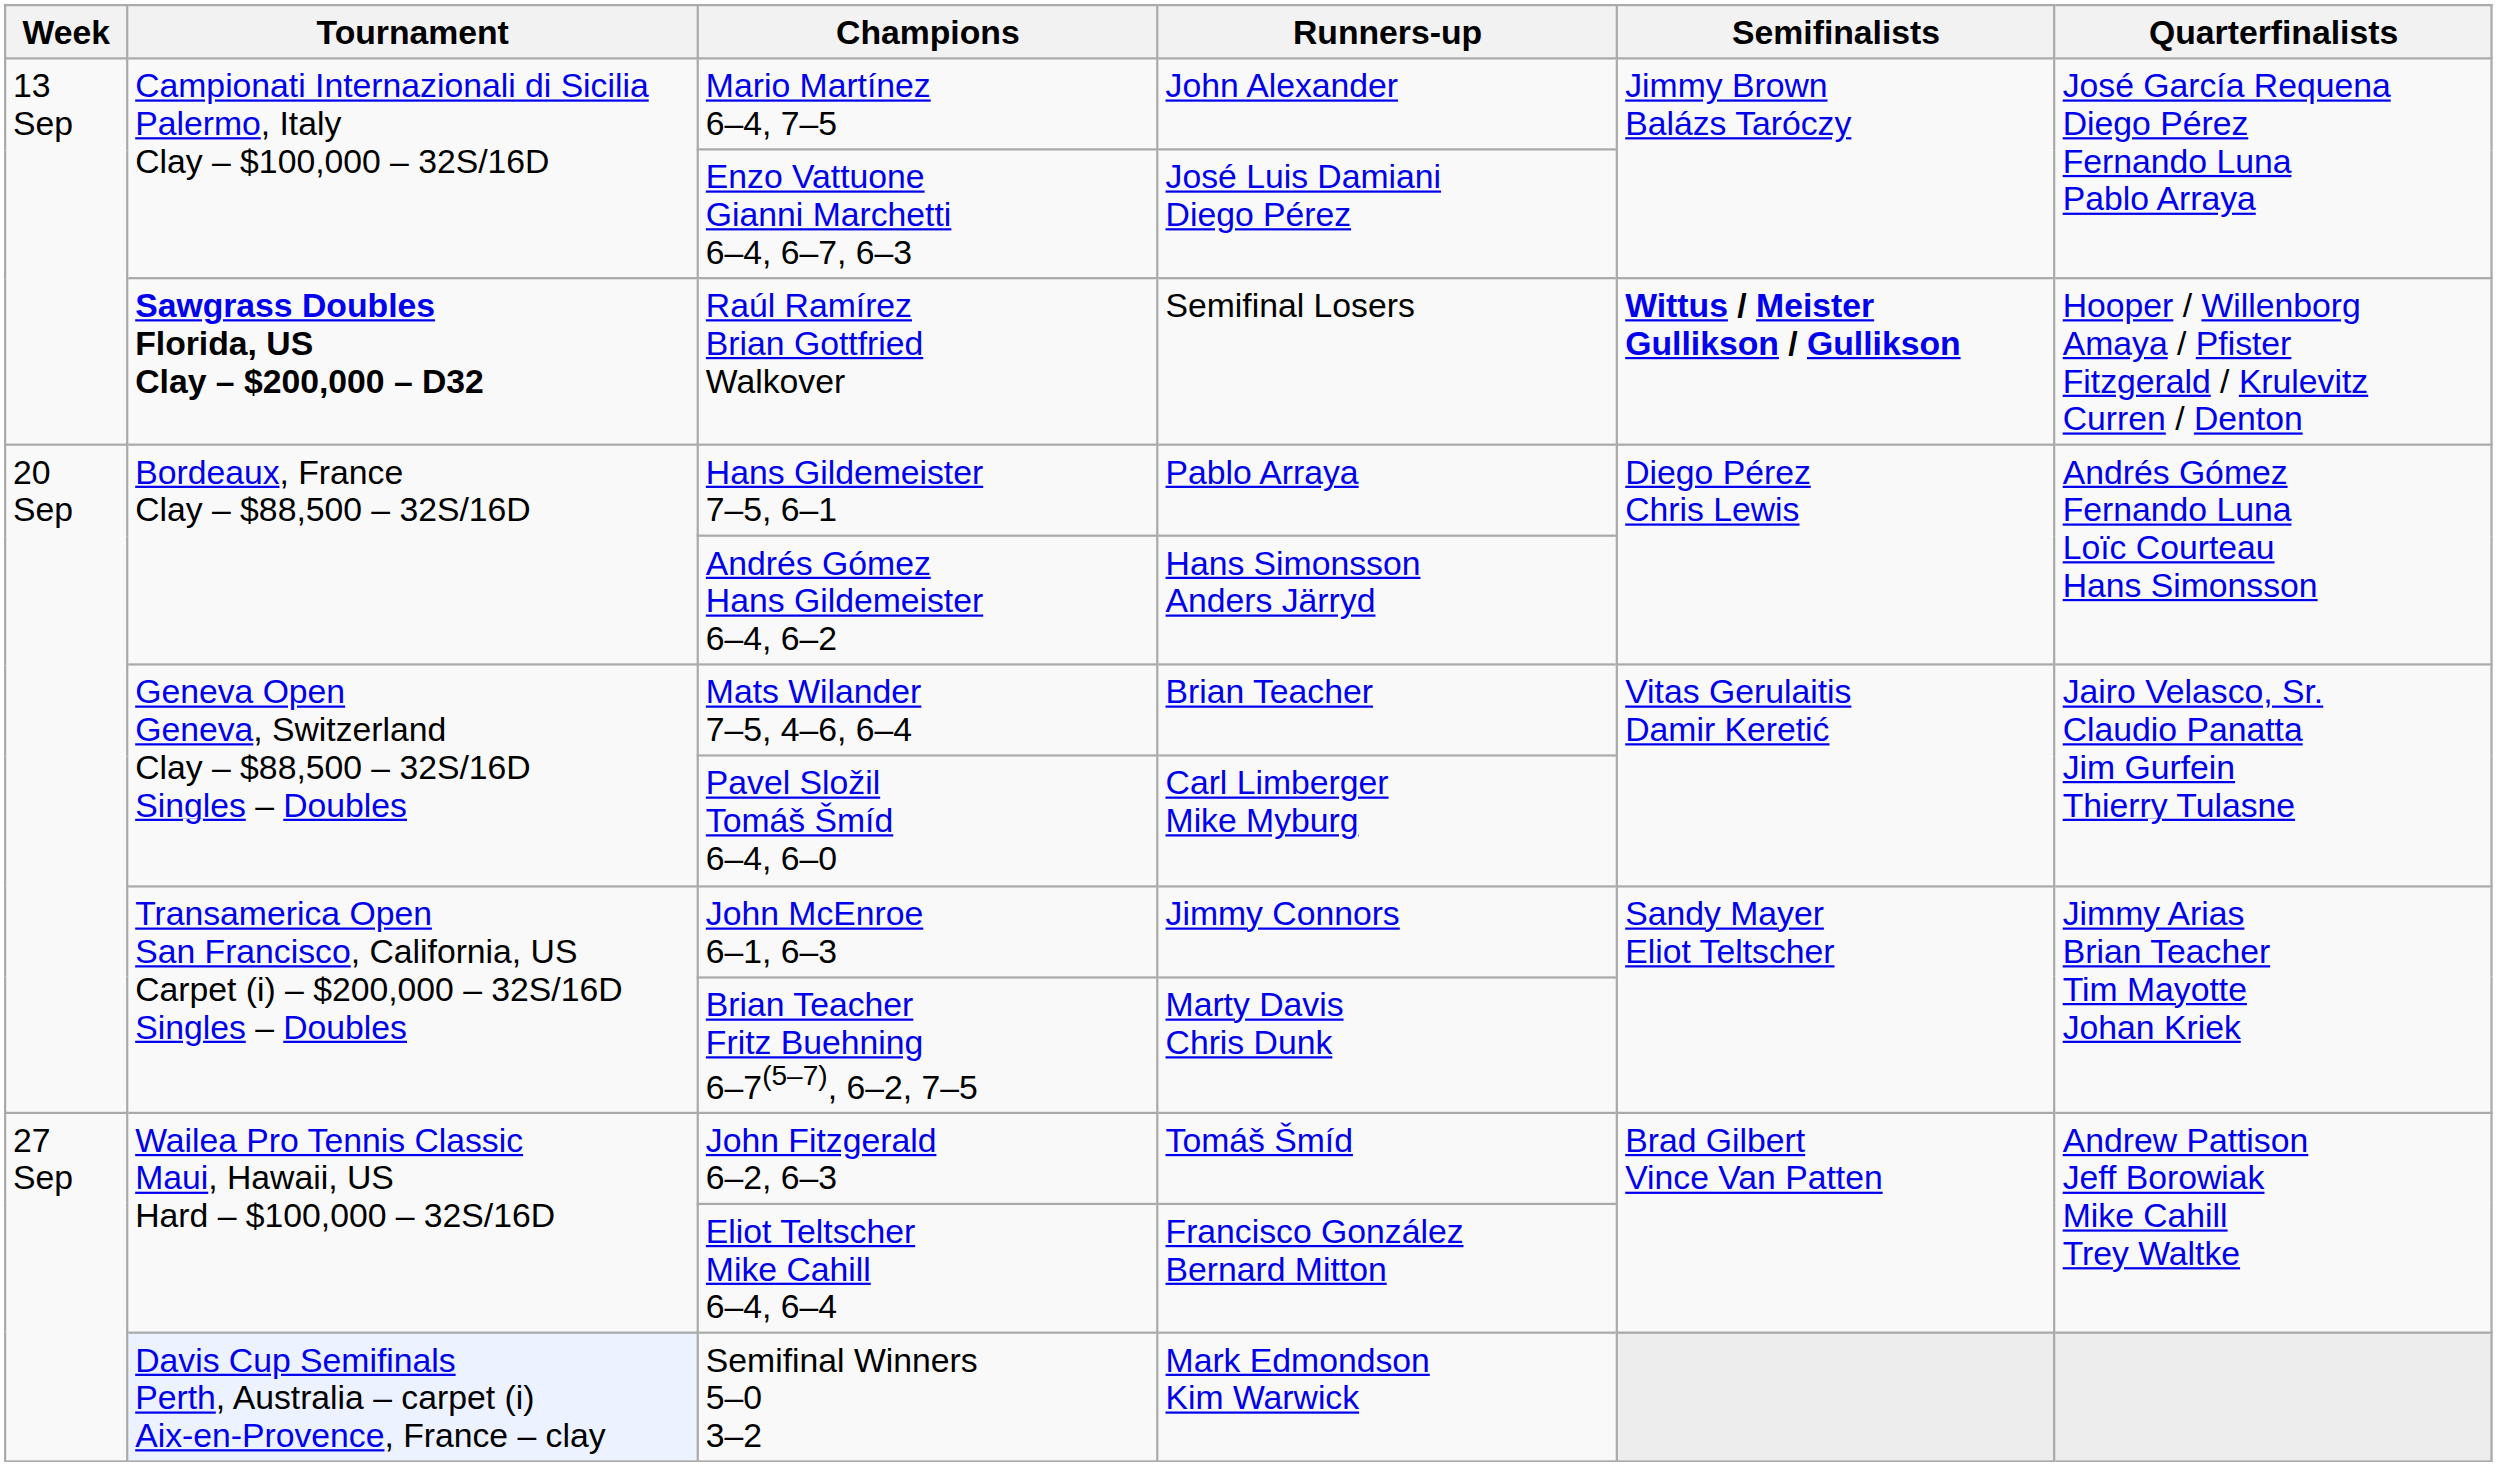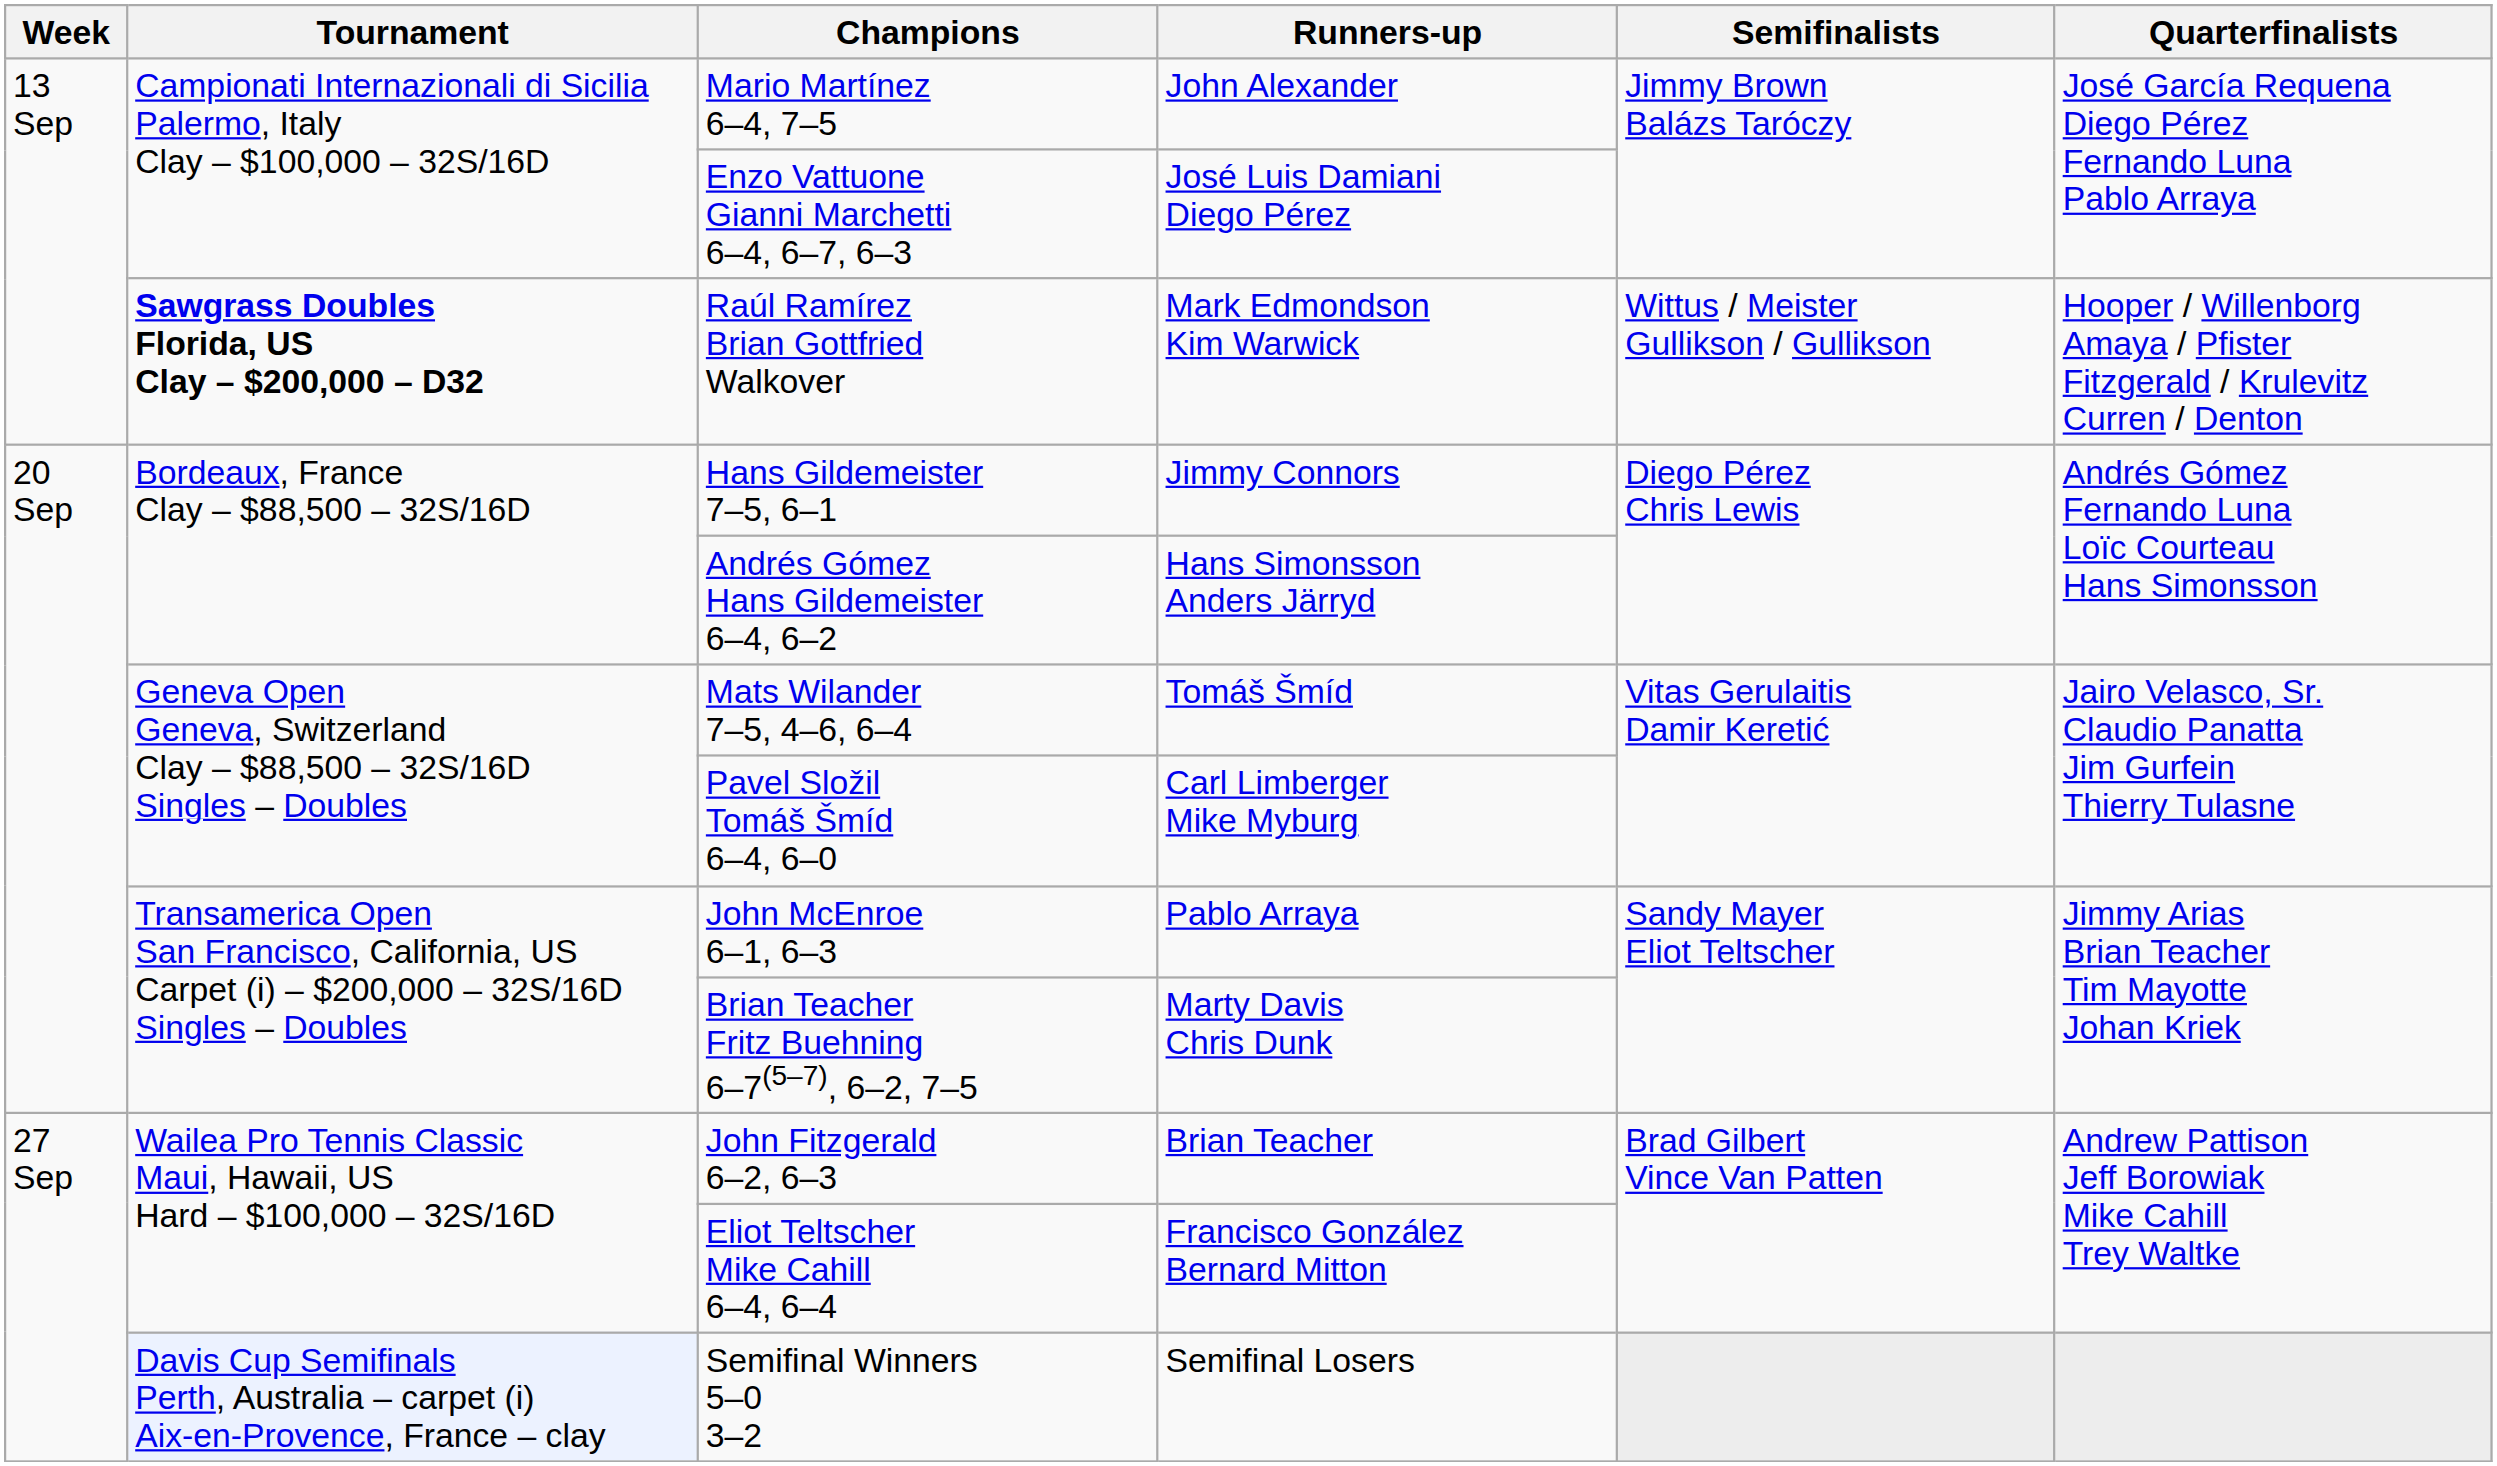(1290, 305) Semifinal Losers -> (1298, 324) Mark Edmondson Kim Warwick
(1793, 324) bold -> (1778, 324) normal
(1262, 472) Pablo Arraya -> (1283, 472) Jimmy Connors
(1269, 692) Brian Teacher -> (1259, 692) Tomáš Šmíd
(1283, 912) Jimmy Connors -> (1262, 912) Pablo Arraya
(1259, 1139) Tomáš Šmíd -> (1269, 1139) Brian Teacher
(1298, 1378) Mark Edmondson Kim Warwick -> (1290, 1359) Semifinal Losers
